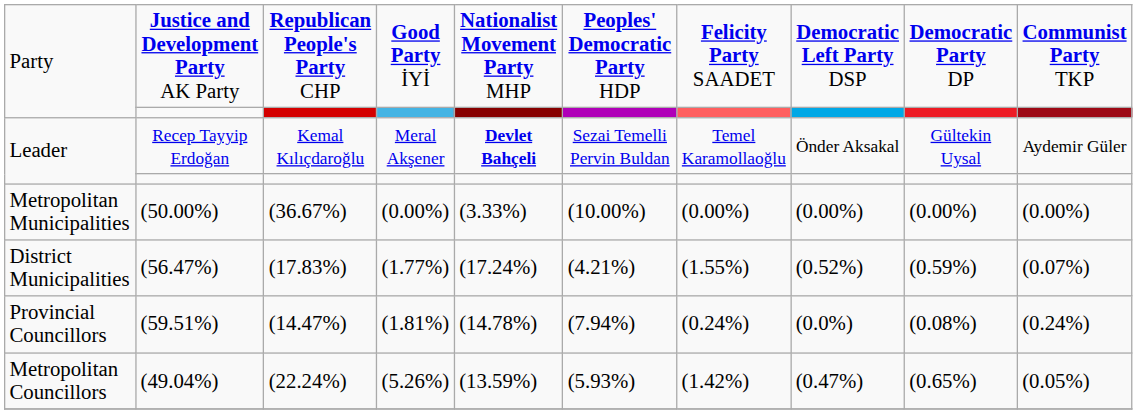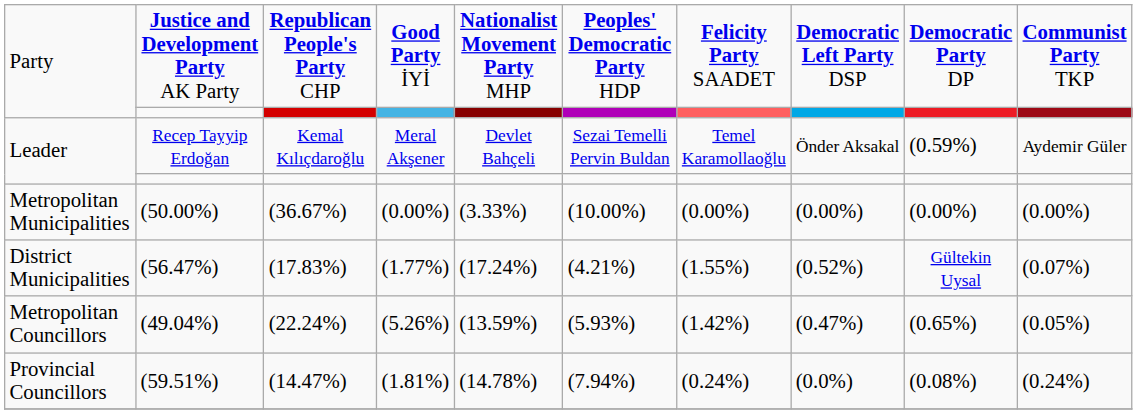(509, 145) bold -> (509, 146) normal
(961, 146) Gültekin Uysal -> (943, 145) (0.59%)
(943, 267) (0.59%) -> (961, 269) Gültekin Uysal
rows swapped: (64, 380) <-> (58, 324)
